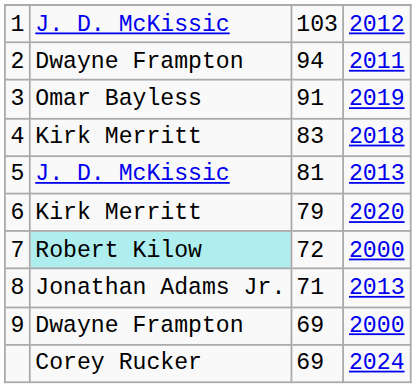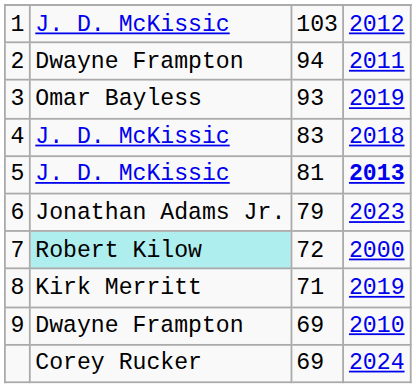(310, 99) 91 -> (310, 99) 93
(119, 137) Kirk Merritt -> (133, 137) J. D. McKissic
(377, 175) normal -> (377, 175) bold
(119, 212) Kirk Merritt -> (160, 212) Jonathan Adams Jr.
(377, 212) 2020 -> (377, 212) 2023
(160, 288) Jonathan Adams Jr. -> (119, 288) Kirk Merritt
(377, 288) 2013 -> (377, 288) 2019
(377, 325) 2000 -> (377, 325) 2010
